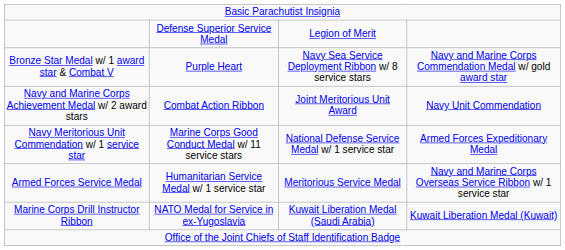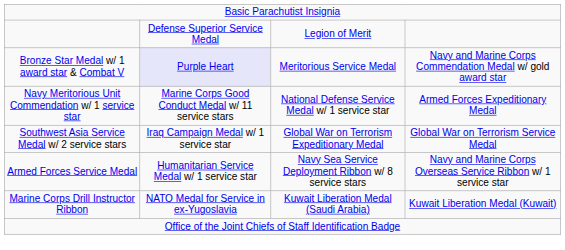(214, 67) no background -> (205, 67) lavender background
(343, 67) Navy Sea Service Deployment Ribbon w/ 8 service stars -> (338, 67) Meritorious Service Medal
- row: (77, 105)
+ row: (72, 138)
(343, 183) Meritorious Service Medal -> (338, 171) Navy Sea Service Deployment Ribbon w/ 8 service stars
